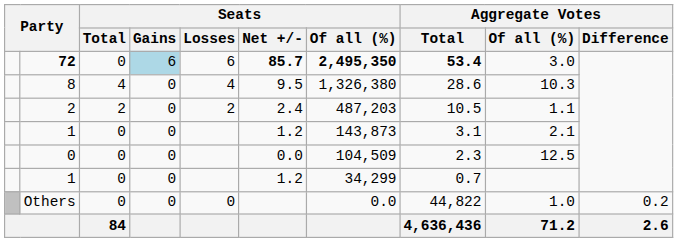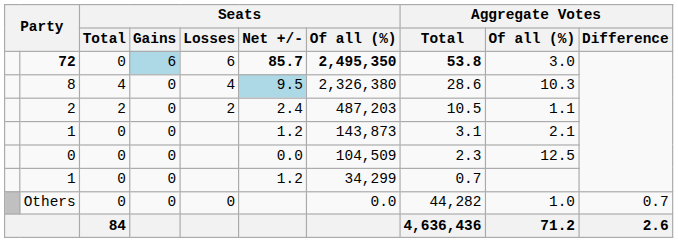(464, 63) 53.4 -> (464, 63) 53.8
(290, 87) no background -> (290, 87) lightblue background
(357, 87) 1,326,380 -> (357, 87) 2,326,380
(455, 203) 44,822 -> (455, 203) 44,282
(656, 203) 0.2 -> (656, 203) 0.7
